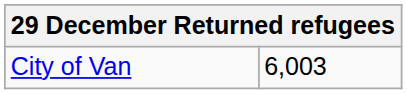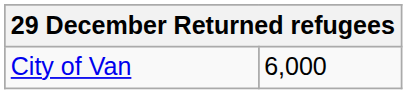(295, 67) 6,003 -> (295, 67) 6,000
